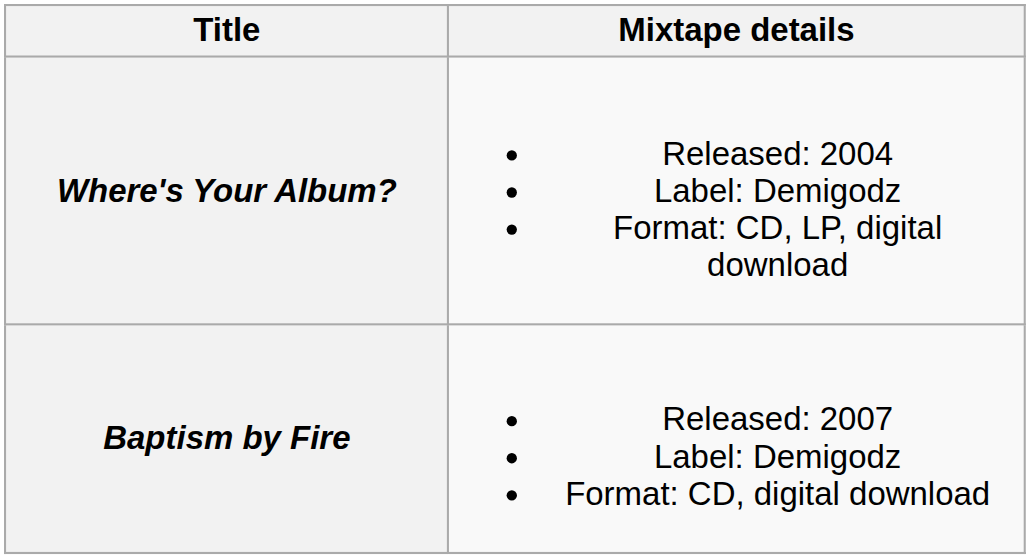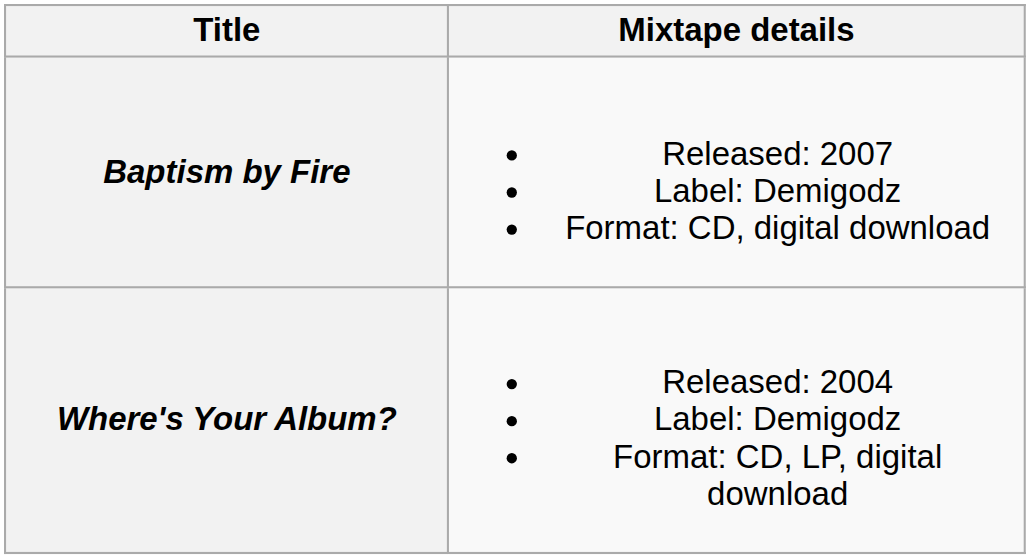rows swapped: (227, 190) <-> (227, 438)
